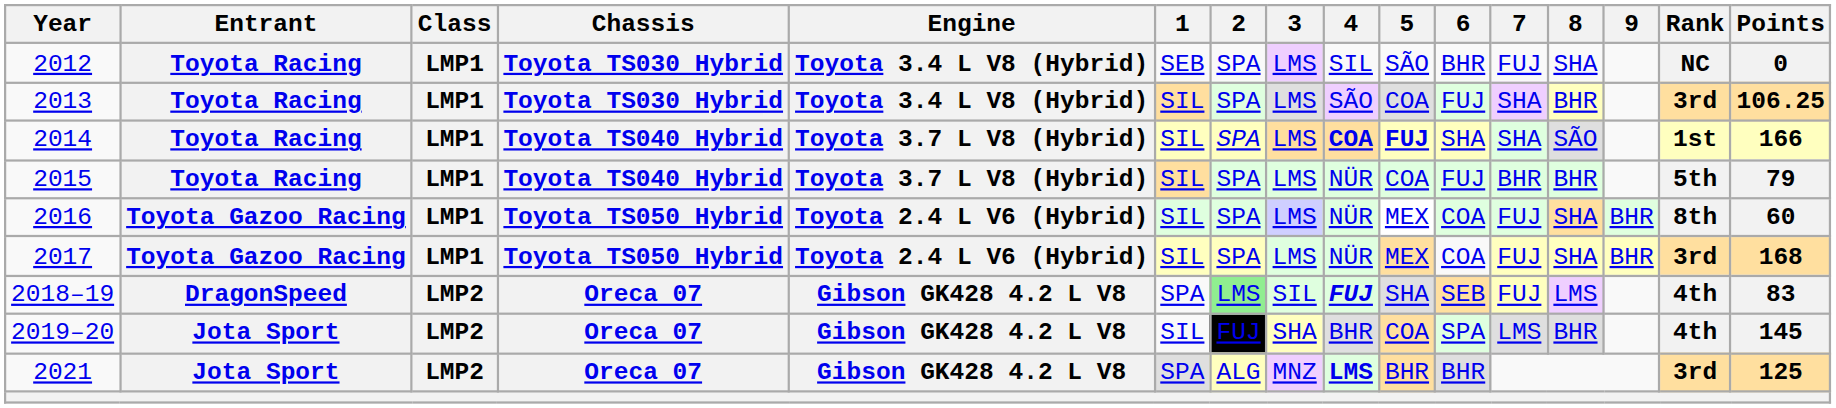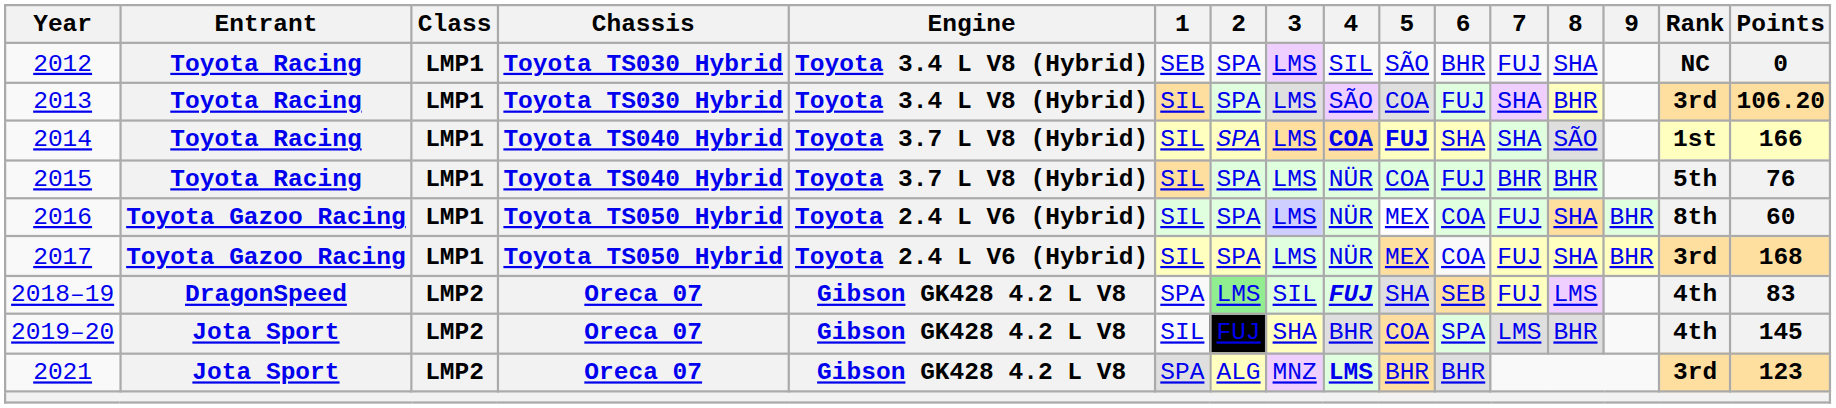(1781, 102) 106.25 -> (1781, 102) 106.20
(1781, 179) 79 -> (1781, 179) 76
(1781, 372) 125 -> (1781, 372) 123
